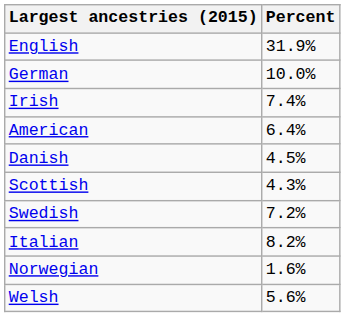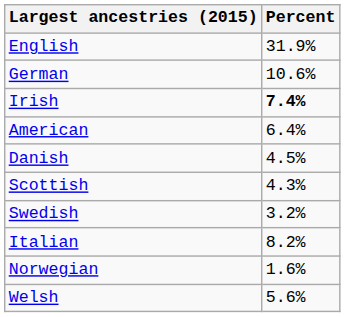(291, 74) 10.0% -> (291, 74) 10.6%
(286, 102) normal -> (286, 102) bold
(286, 214) 7.2% -> (286, 214) 3.2%
